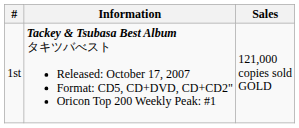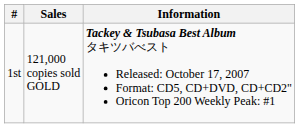columns swapped: (130, 14) <-> (265, 14)
